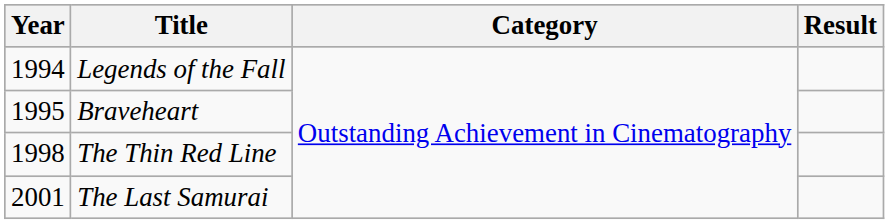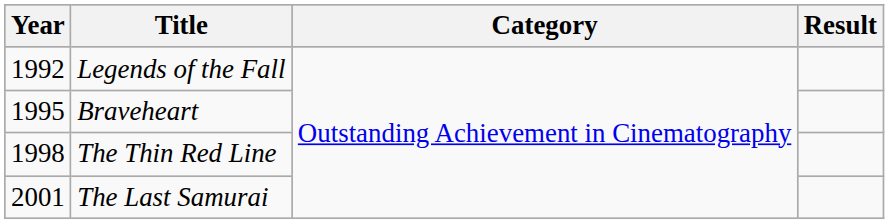(38, 68) 1994 -> (38, 68) 1992
